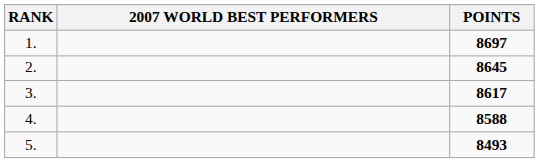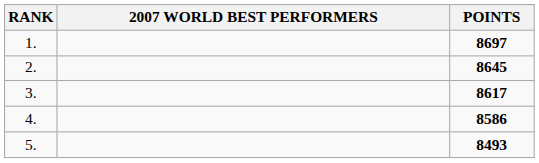(492, 119) 8588 -> (492, 119) 8586
